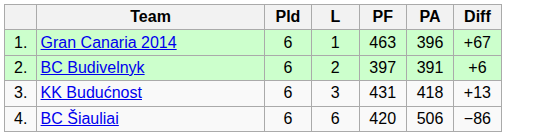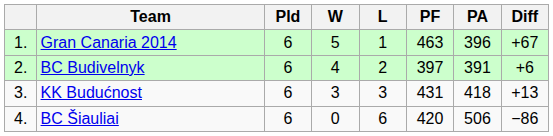+ column: (335, 17)
